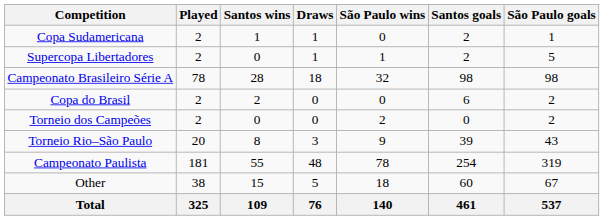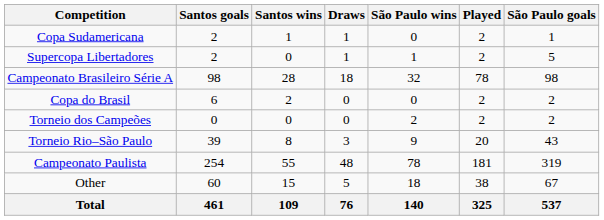columns swapped: (198, 15) <-> (466, 15)
